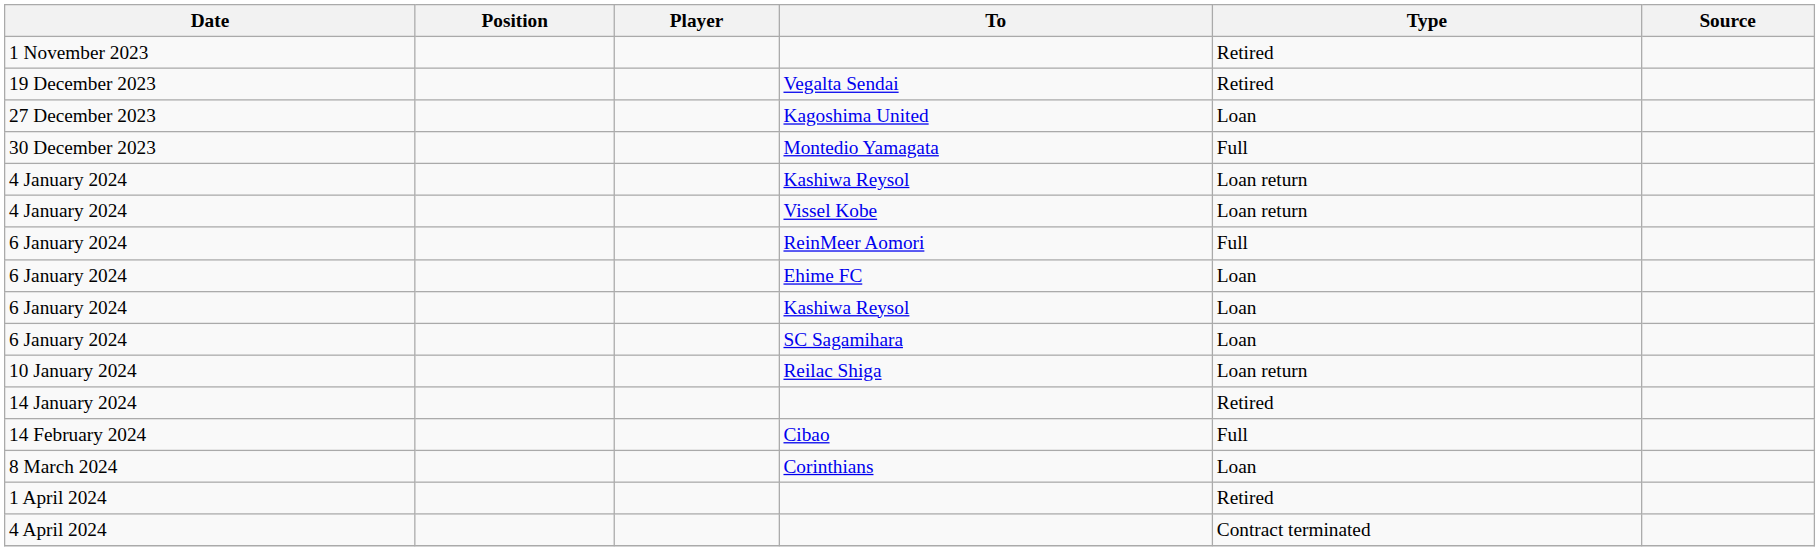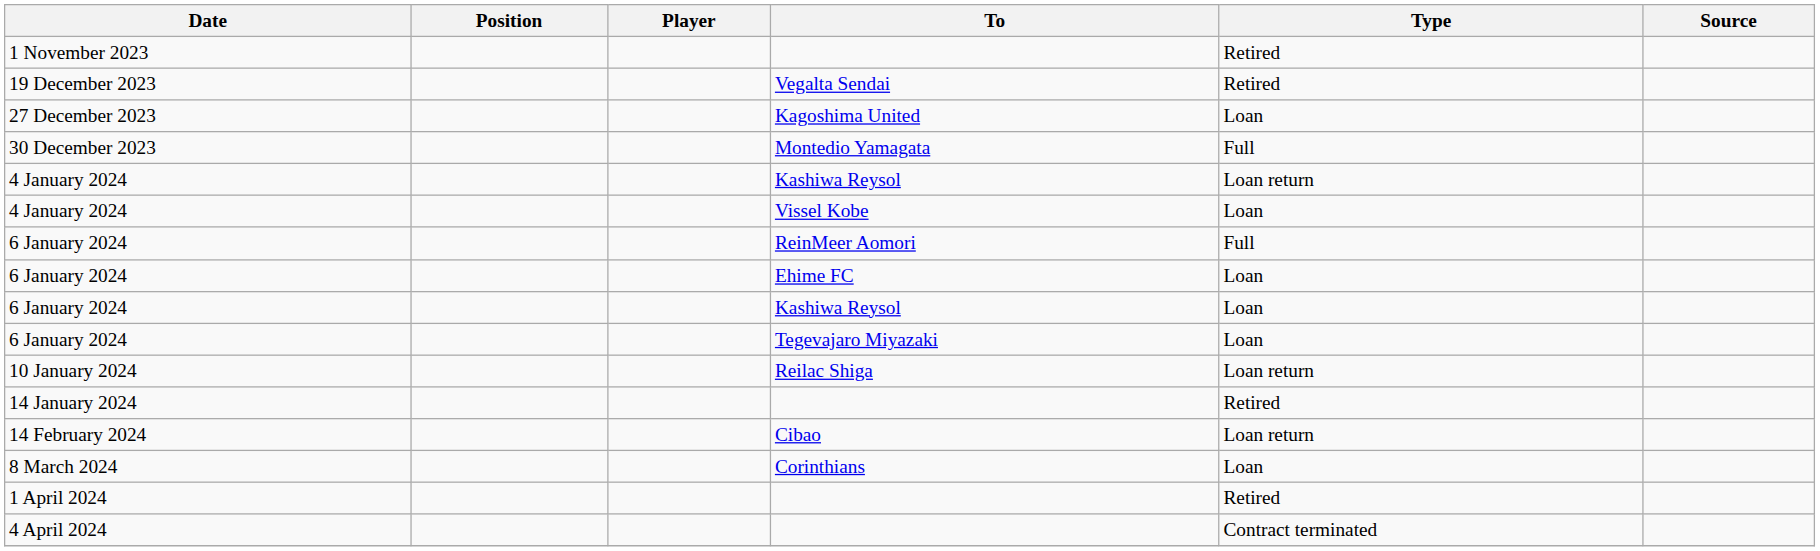(1262, 211) Loan return -> (1243, 211) Loan
- row: (68, 338)
+ row: (68, 338)
(1232, 434) Full -> (1269, 434) Loan return
